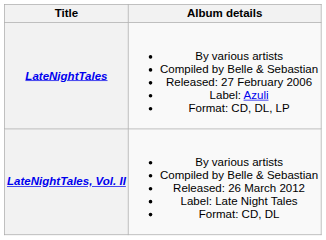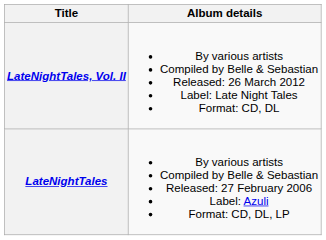rows swapped: (66, 75) <-> (66, 181)
